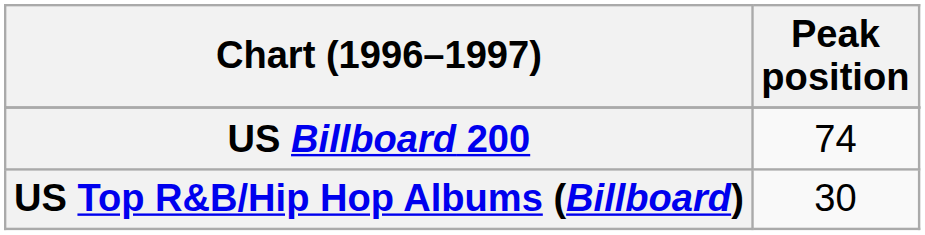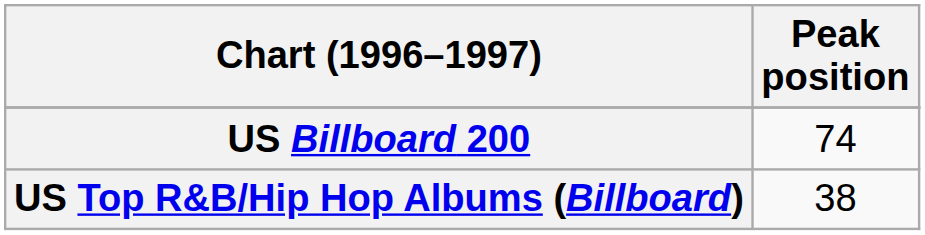(835, 198) 30 -> (835, 198) 38
